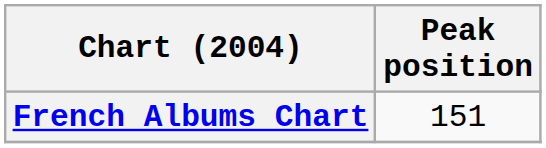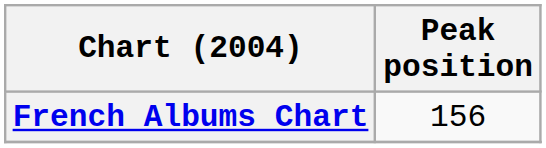(458, 117) 151 -> (458, 117) 156
